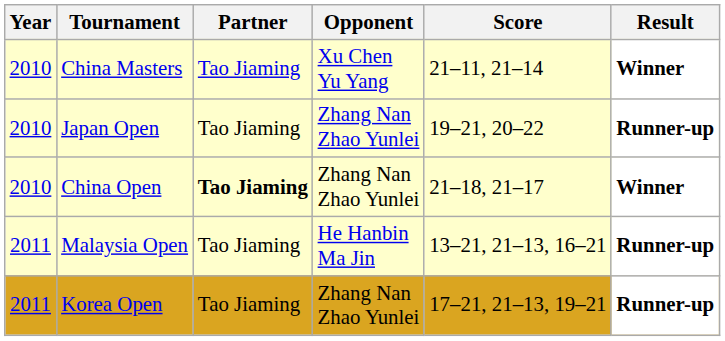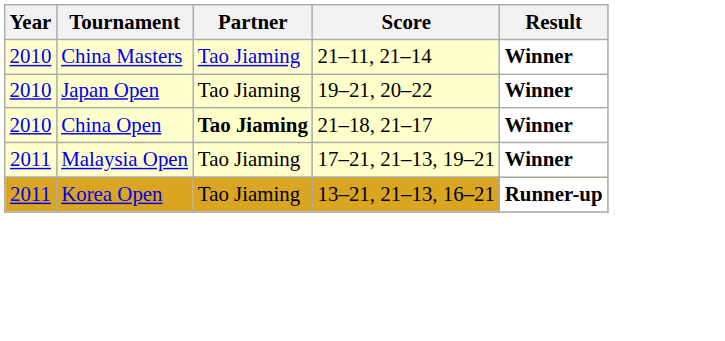- column: (368, 22)
(665, 127) Runner-up -> (539, 90) Winner
(518, 246) 13–21, 21–13, 16–21 -> (406, 159) 17–21, 21–13, 19–21
(665, 246) Runner-up -> (539, 159) Winner
(518, 305) 17–21, 21–13, 19–21 -> (406, 194) 13–21, 21–13, 16–21
